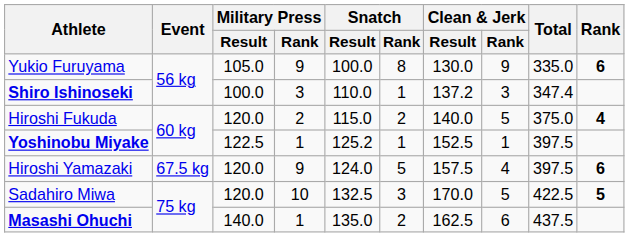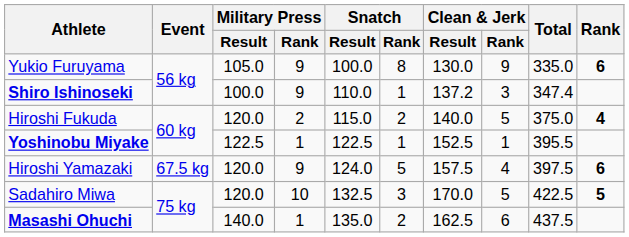(300, 93) 3 -> (300, 93) 9
(352, 144) 125.2 -> (352, 144) 122.5
(553, 144) 397.5 -> (553, 144) 395.5
